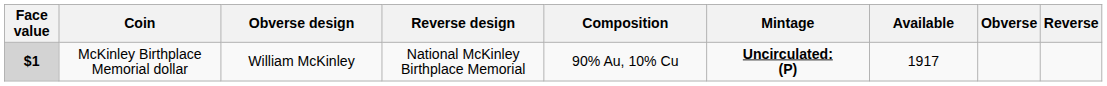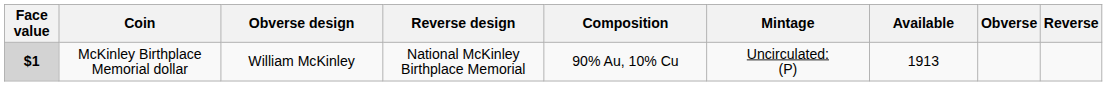(788, 61) bold -> (788, 61) normal
(923, 61) 1917 -> (923, 61) 1913
